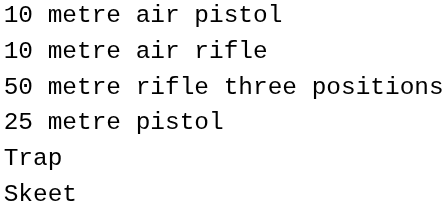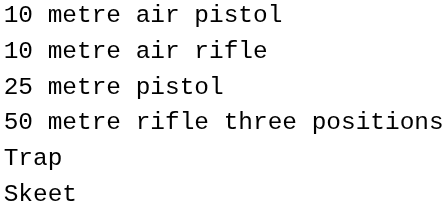rows swapped: (114, 123) <-> (224, 87)
